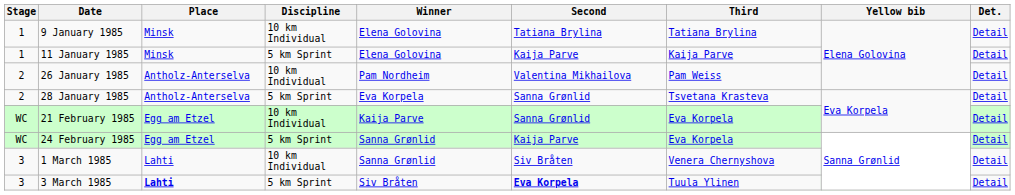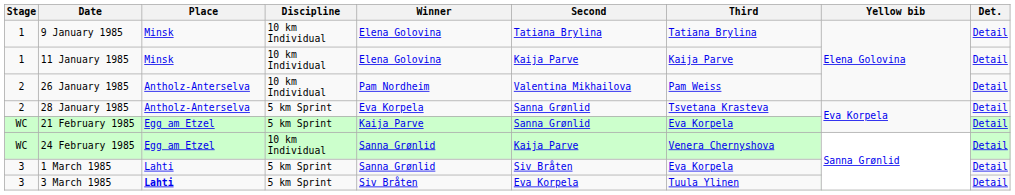(300, 55) 5 km Sprint -> (297, 61) 10 km Individual
(297, 119) 10 km Individual -> (300, 125) 5 km Sprint
(300, 140) 5 km Sprint -> (297, 146) 10 km Individual
(701, 140) Eva Korpela -> (721, 146) Venera Chernyshova
(297, 162) 10 km Individual -> (300, 167) 5 km Sprint
(721, 162) Venera Chernyshova -> (701, 167) Eva Korpela
(546, 183) bold -> (546, 183) normal
